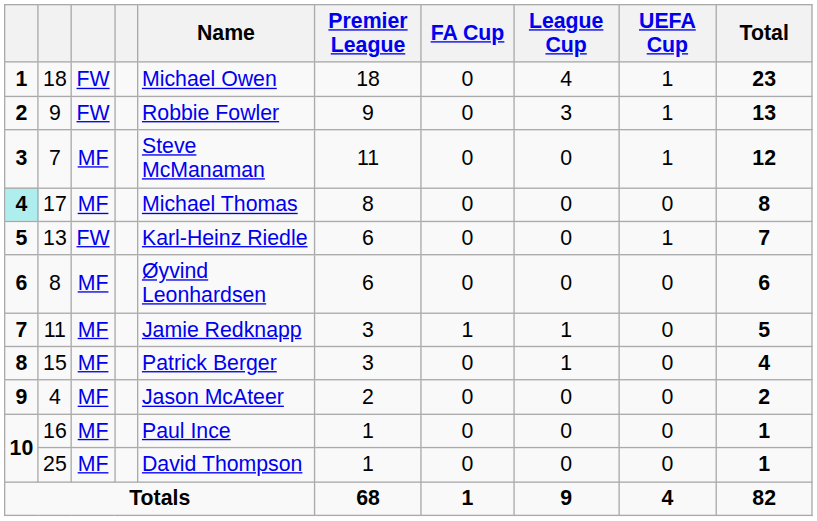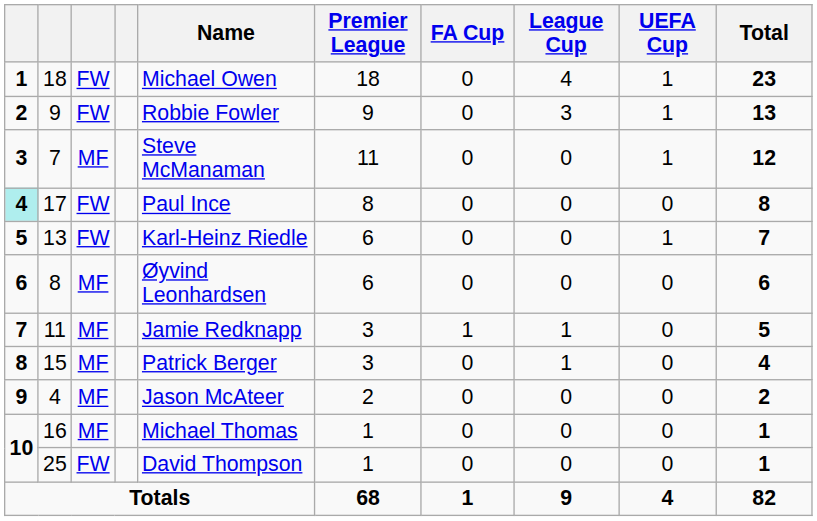(93, 204) MF -> (93, 204) FW
(220, 204) Michael Thomas -> (186, 204) Paul Ince
(186, 430) Paul Ince -> (220, 430) Michael Thomas
(93, 464) MF -> (93, 464) FW
